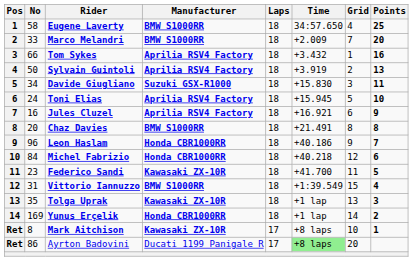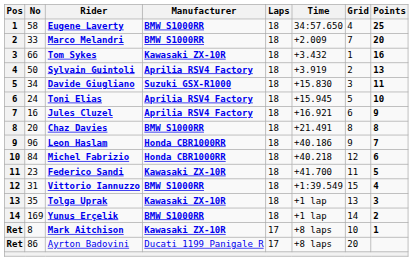(199, 56) Aprilia RSV4 Factory -> (185, 56) Kawasaki ZX-10R
(185, 216) Honda CBR1000RR -> (174, 216) BMW S1000RR
(313, 245) lightgreen background -> (313, 245) no background
